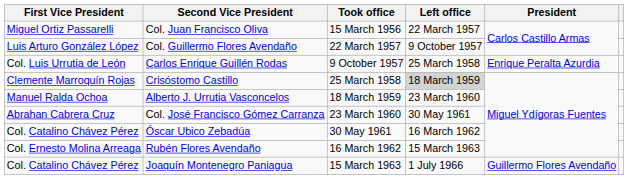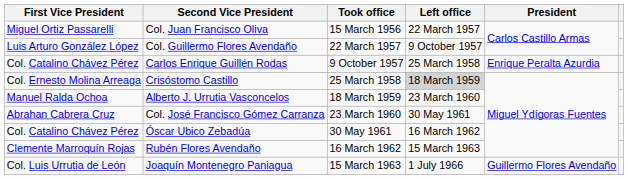(66, 64) Col. Luis Urrutia de León -> (73, 64) Col. Catalino Chávez Pérez
(71, 81) Clemente Marroquín Rojas -> (74, 81) Col. Ernesto Molina Arreaga
(74, 149) Col. Ernesto Molina Arreaga -> (71, 149) Clemente Marroquín Rojas
(73, 166) Col. Catalino Chávez Pérez -> (66, 166) Col. Luis Urrutia de León
